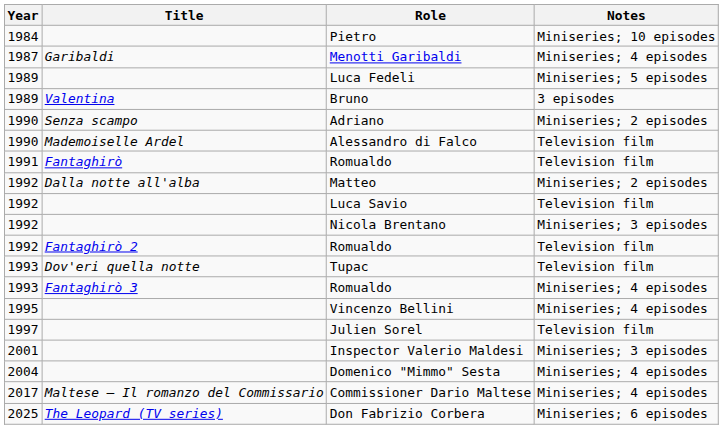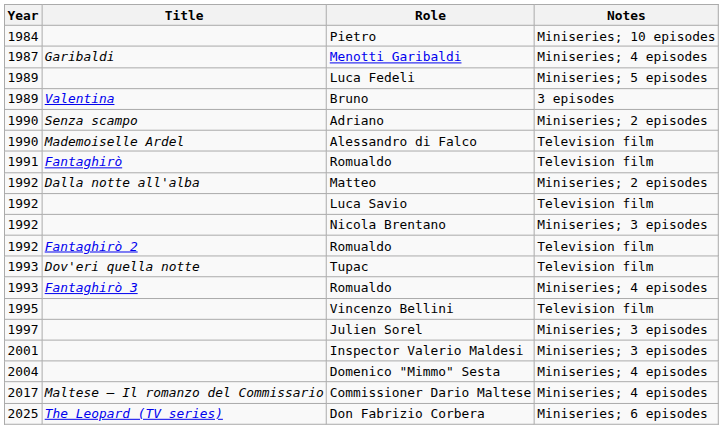(623, 309) Miniseries; 4 episodes -> (595, 309) Television film
(595, 330) Television film -> (623, 330) Miniseries; 3 episodes
